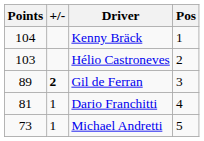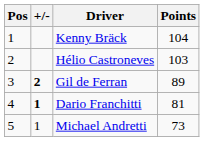columns swapped: (186, 15) <-> (25, 15)
(53, 103) normal -> (37, 103) bold
